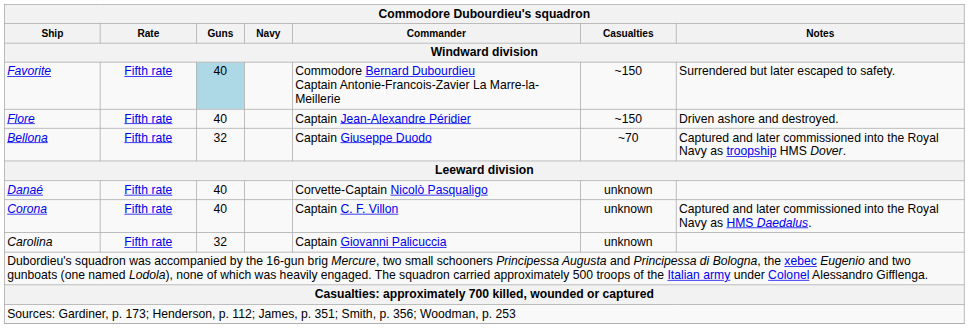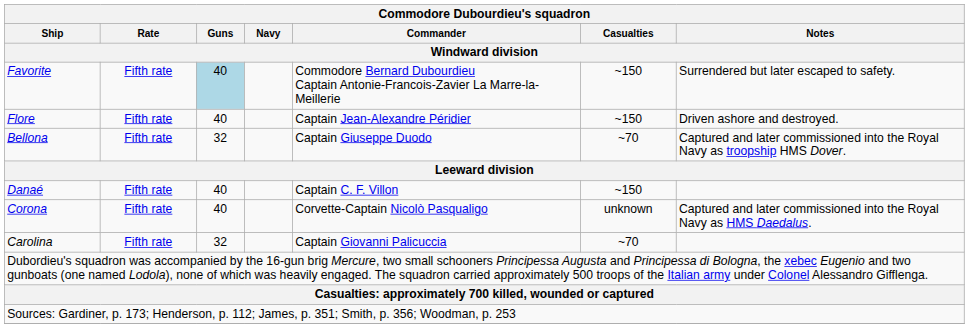(391, 190) Corvette-Captain Nicolò Pasqualigo -> (347, 190) Captain C. F. Villon
(628, 190) unknown -> (628, 190) ~150
(347, 209) Captain C. F. Villon -> (391, 209) Corvette-Captain Nicolò Pasqualigo
(628, 242) unknown -> (628, 242) ~70
